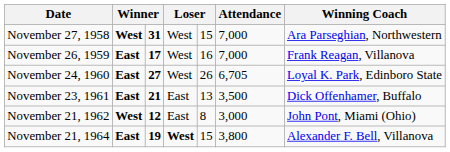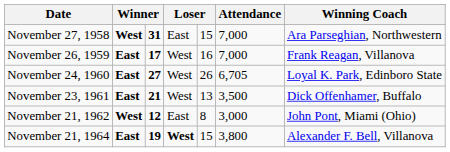(180, 34) West -> (178, 34) East
(178, 95) East -> (180, 95) West
